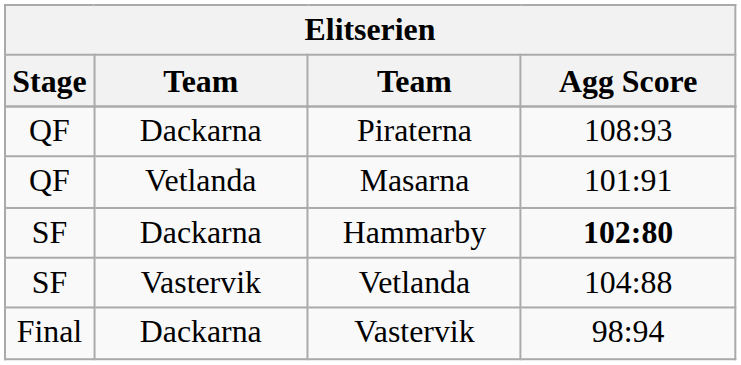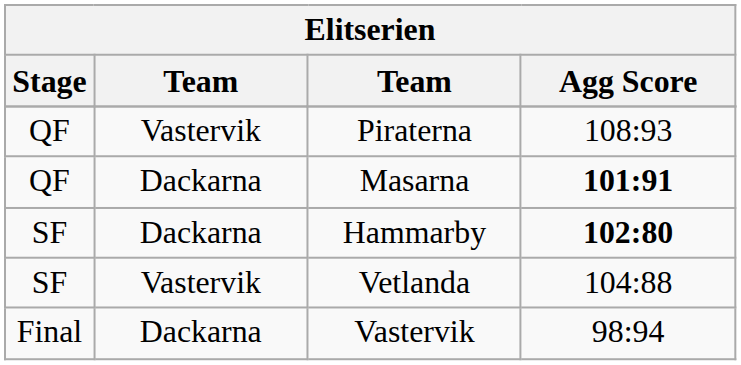(201, 130) Dackarna -> (201, 130) Vastervik
(201, 181) Vetlanda -> (201, 181) Dackarna
(628, 181) normal -> (628, 181) bold
